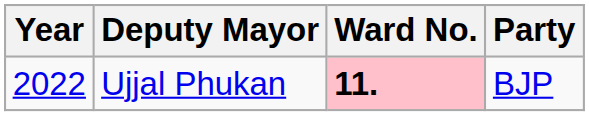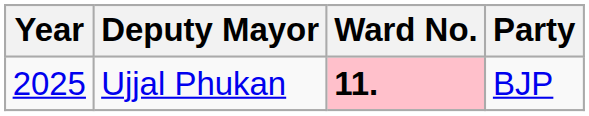(49, 82) 2022 -> (49, 82) 2025
